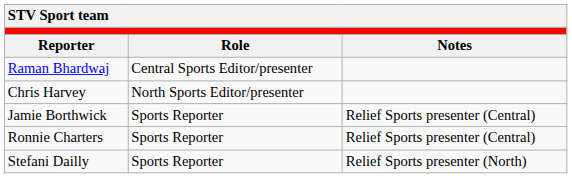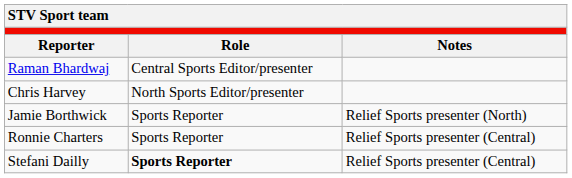(441, 115) Relief Sports presenter (Central) -> (436, 115) Relief Sports presenter (North)
(177, 161) normal -> (182, 161) bold
(436, 161) Relief Sports presenter (North) -> (441, 161) Relief Sports presenter (Central)
